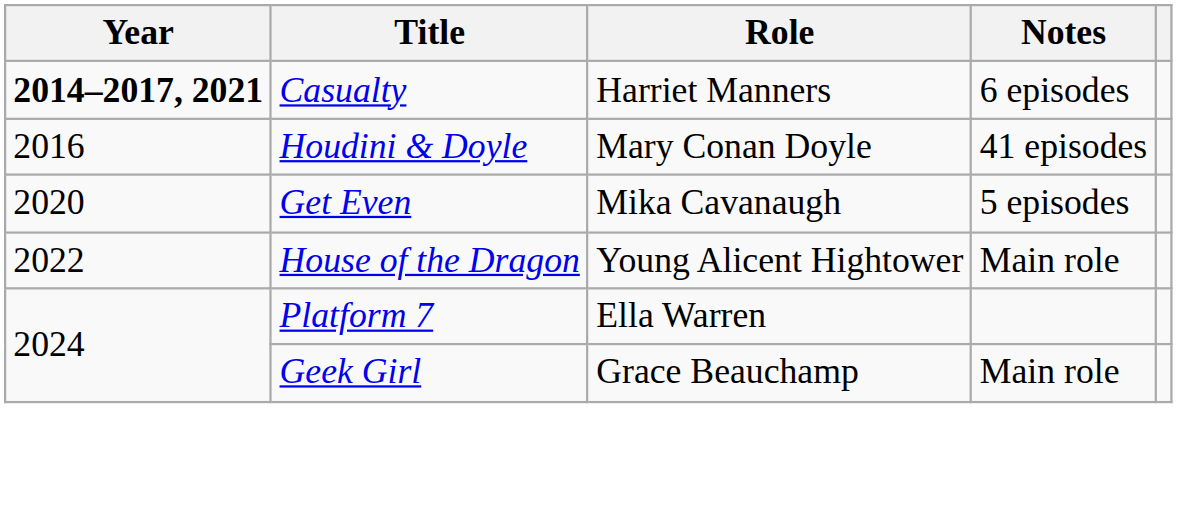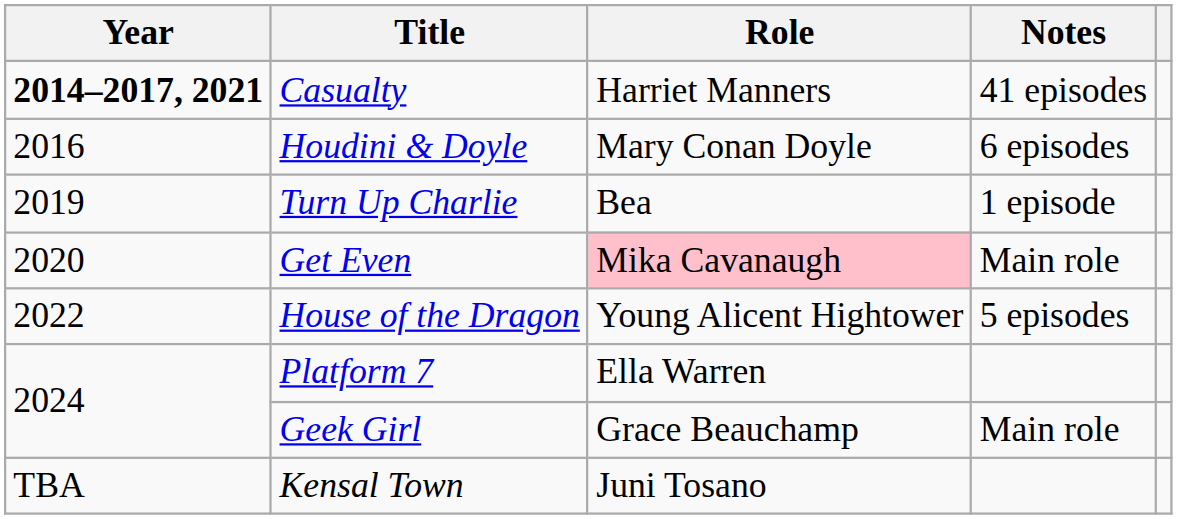(1055, 89) 6 episodes -> (1064, 89) 41 episodes
(1064, 145) 41 episodes -> (1055, 145) 6 episodes
+ row: (399, 202)
(719, 202) no background -> (719, 259) pink background
(1055, 202) 5 episodes -> (1050, 259) Main role
(1050, 259) Main role -> (1055, 315) 5 episodes
+ row: (372, 485)
